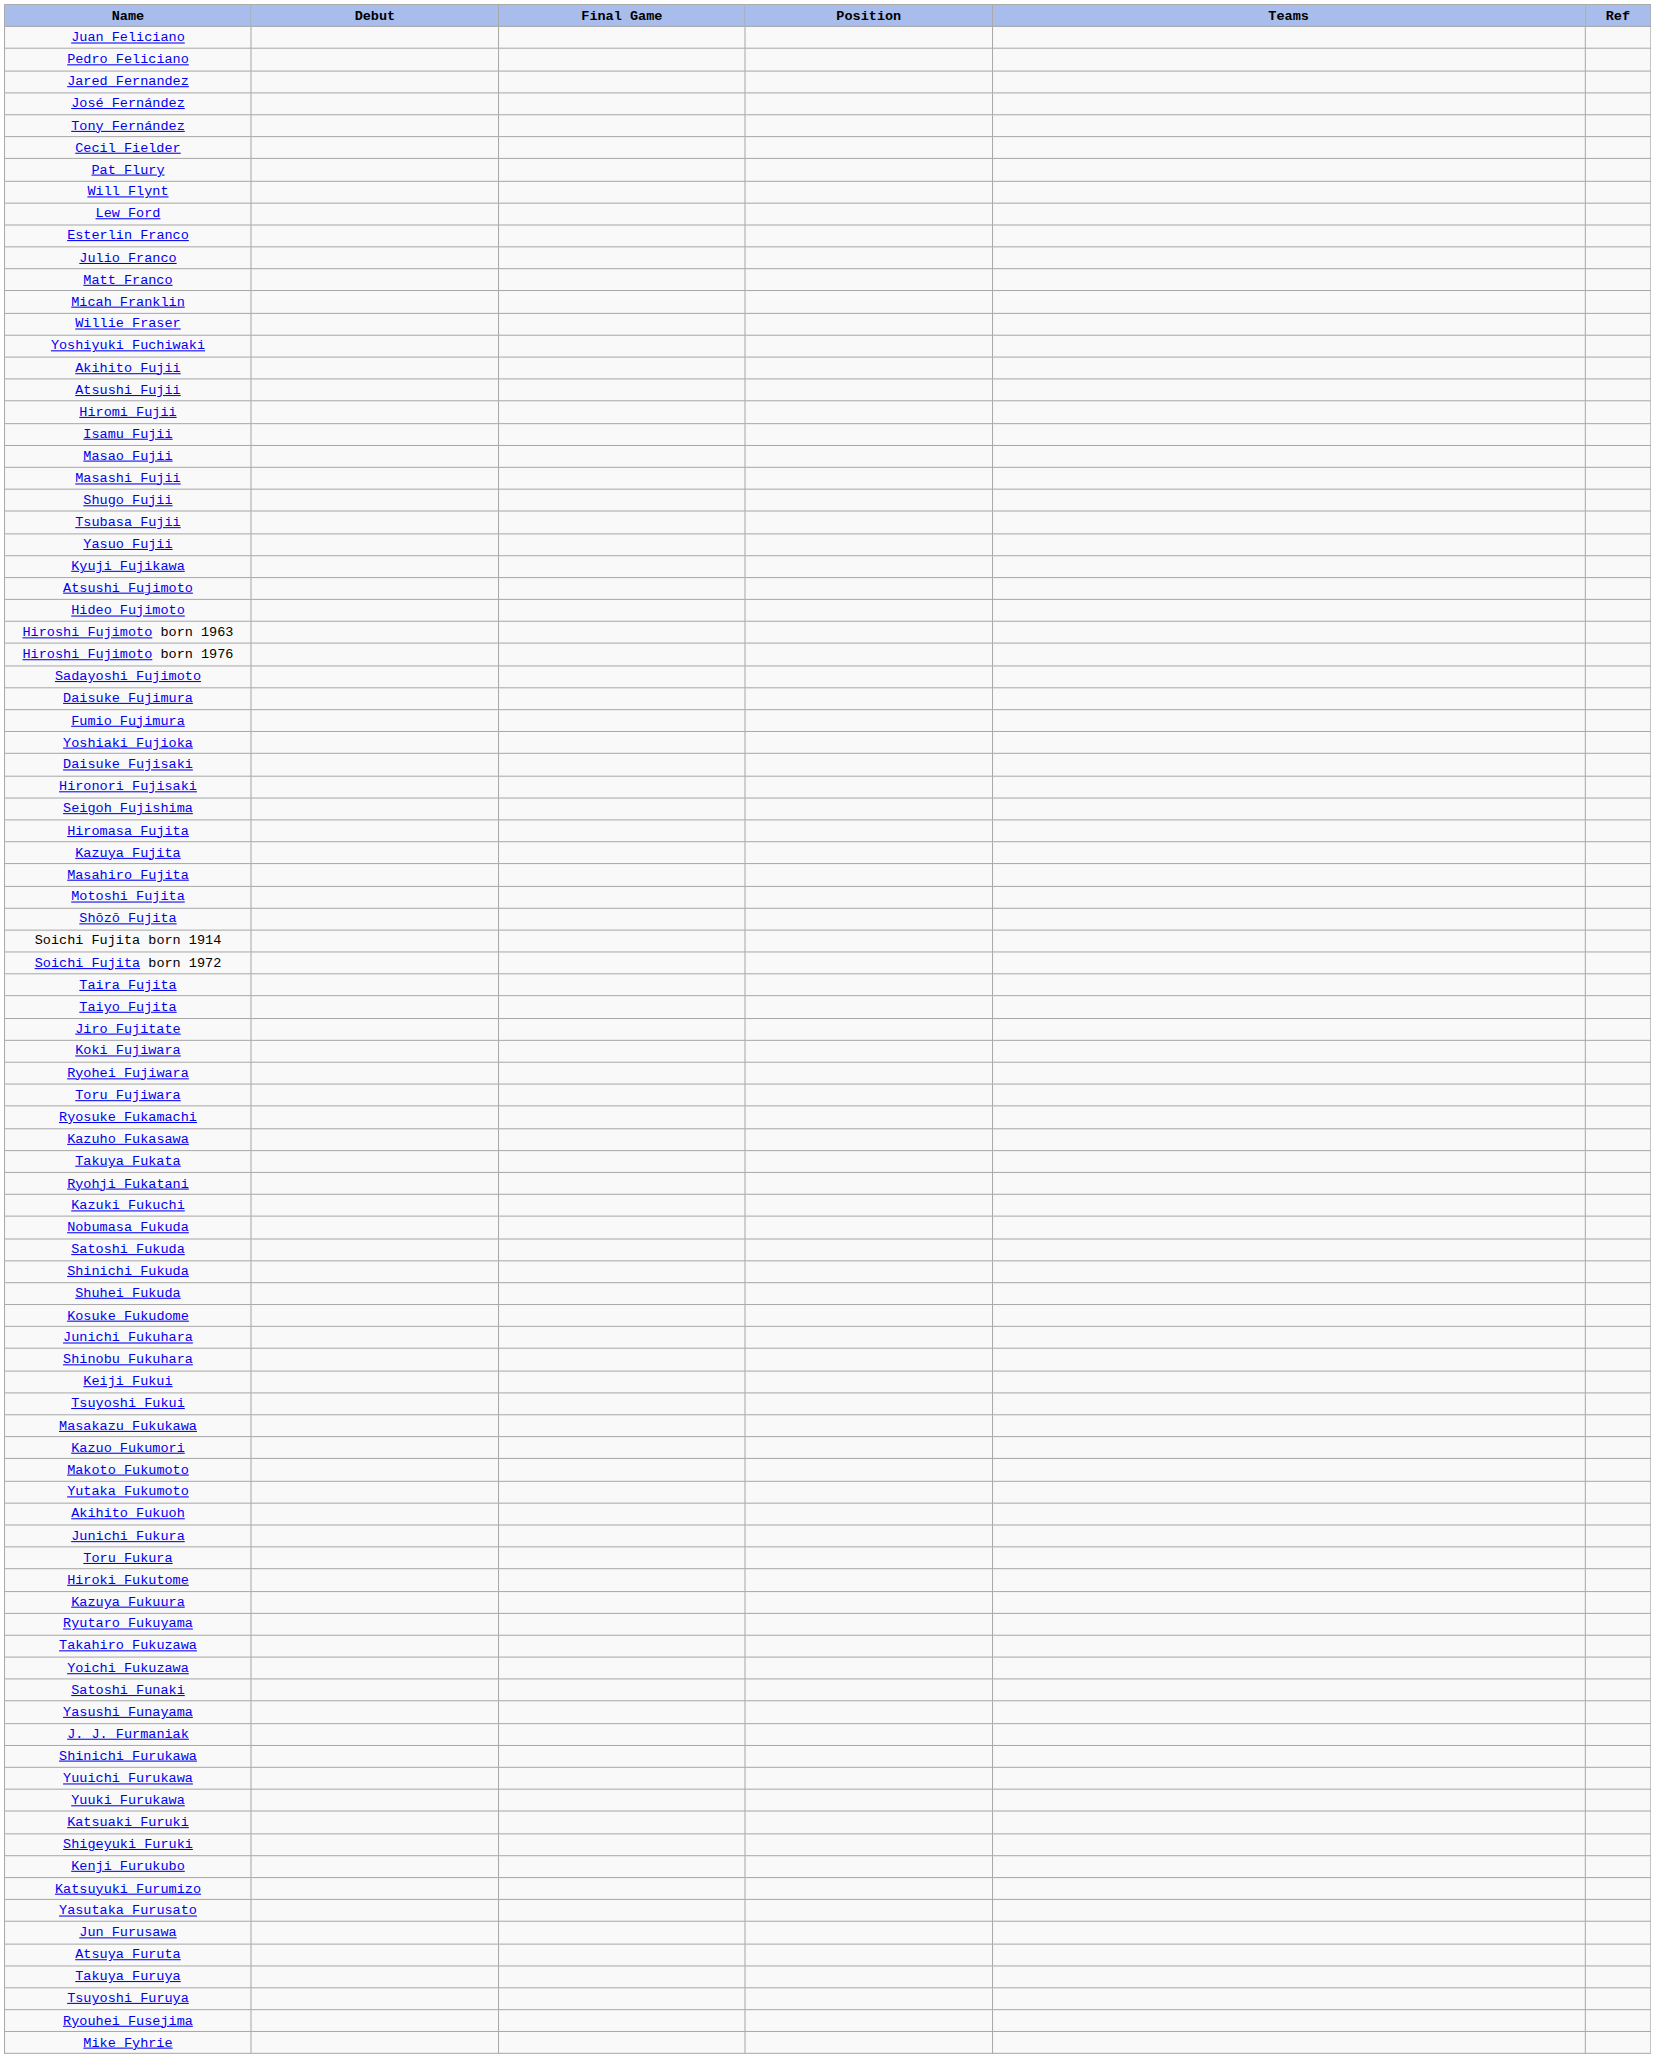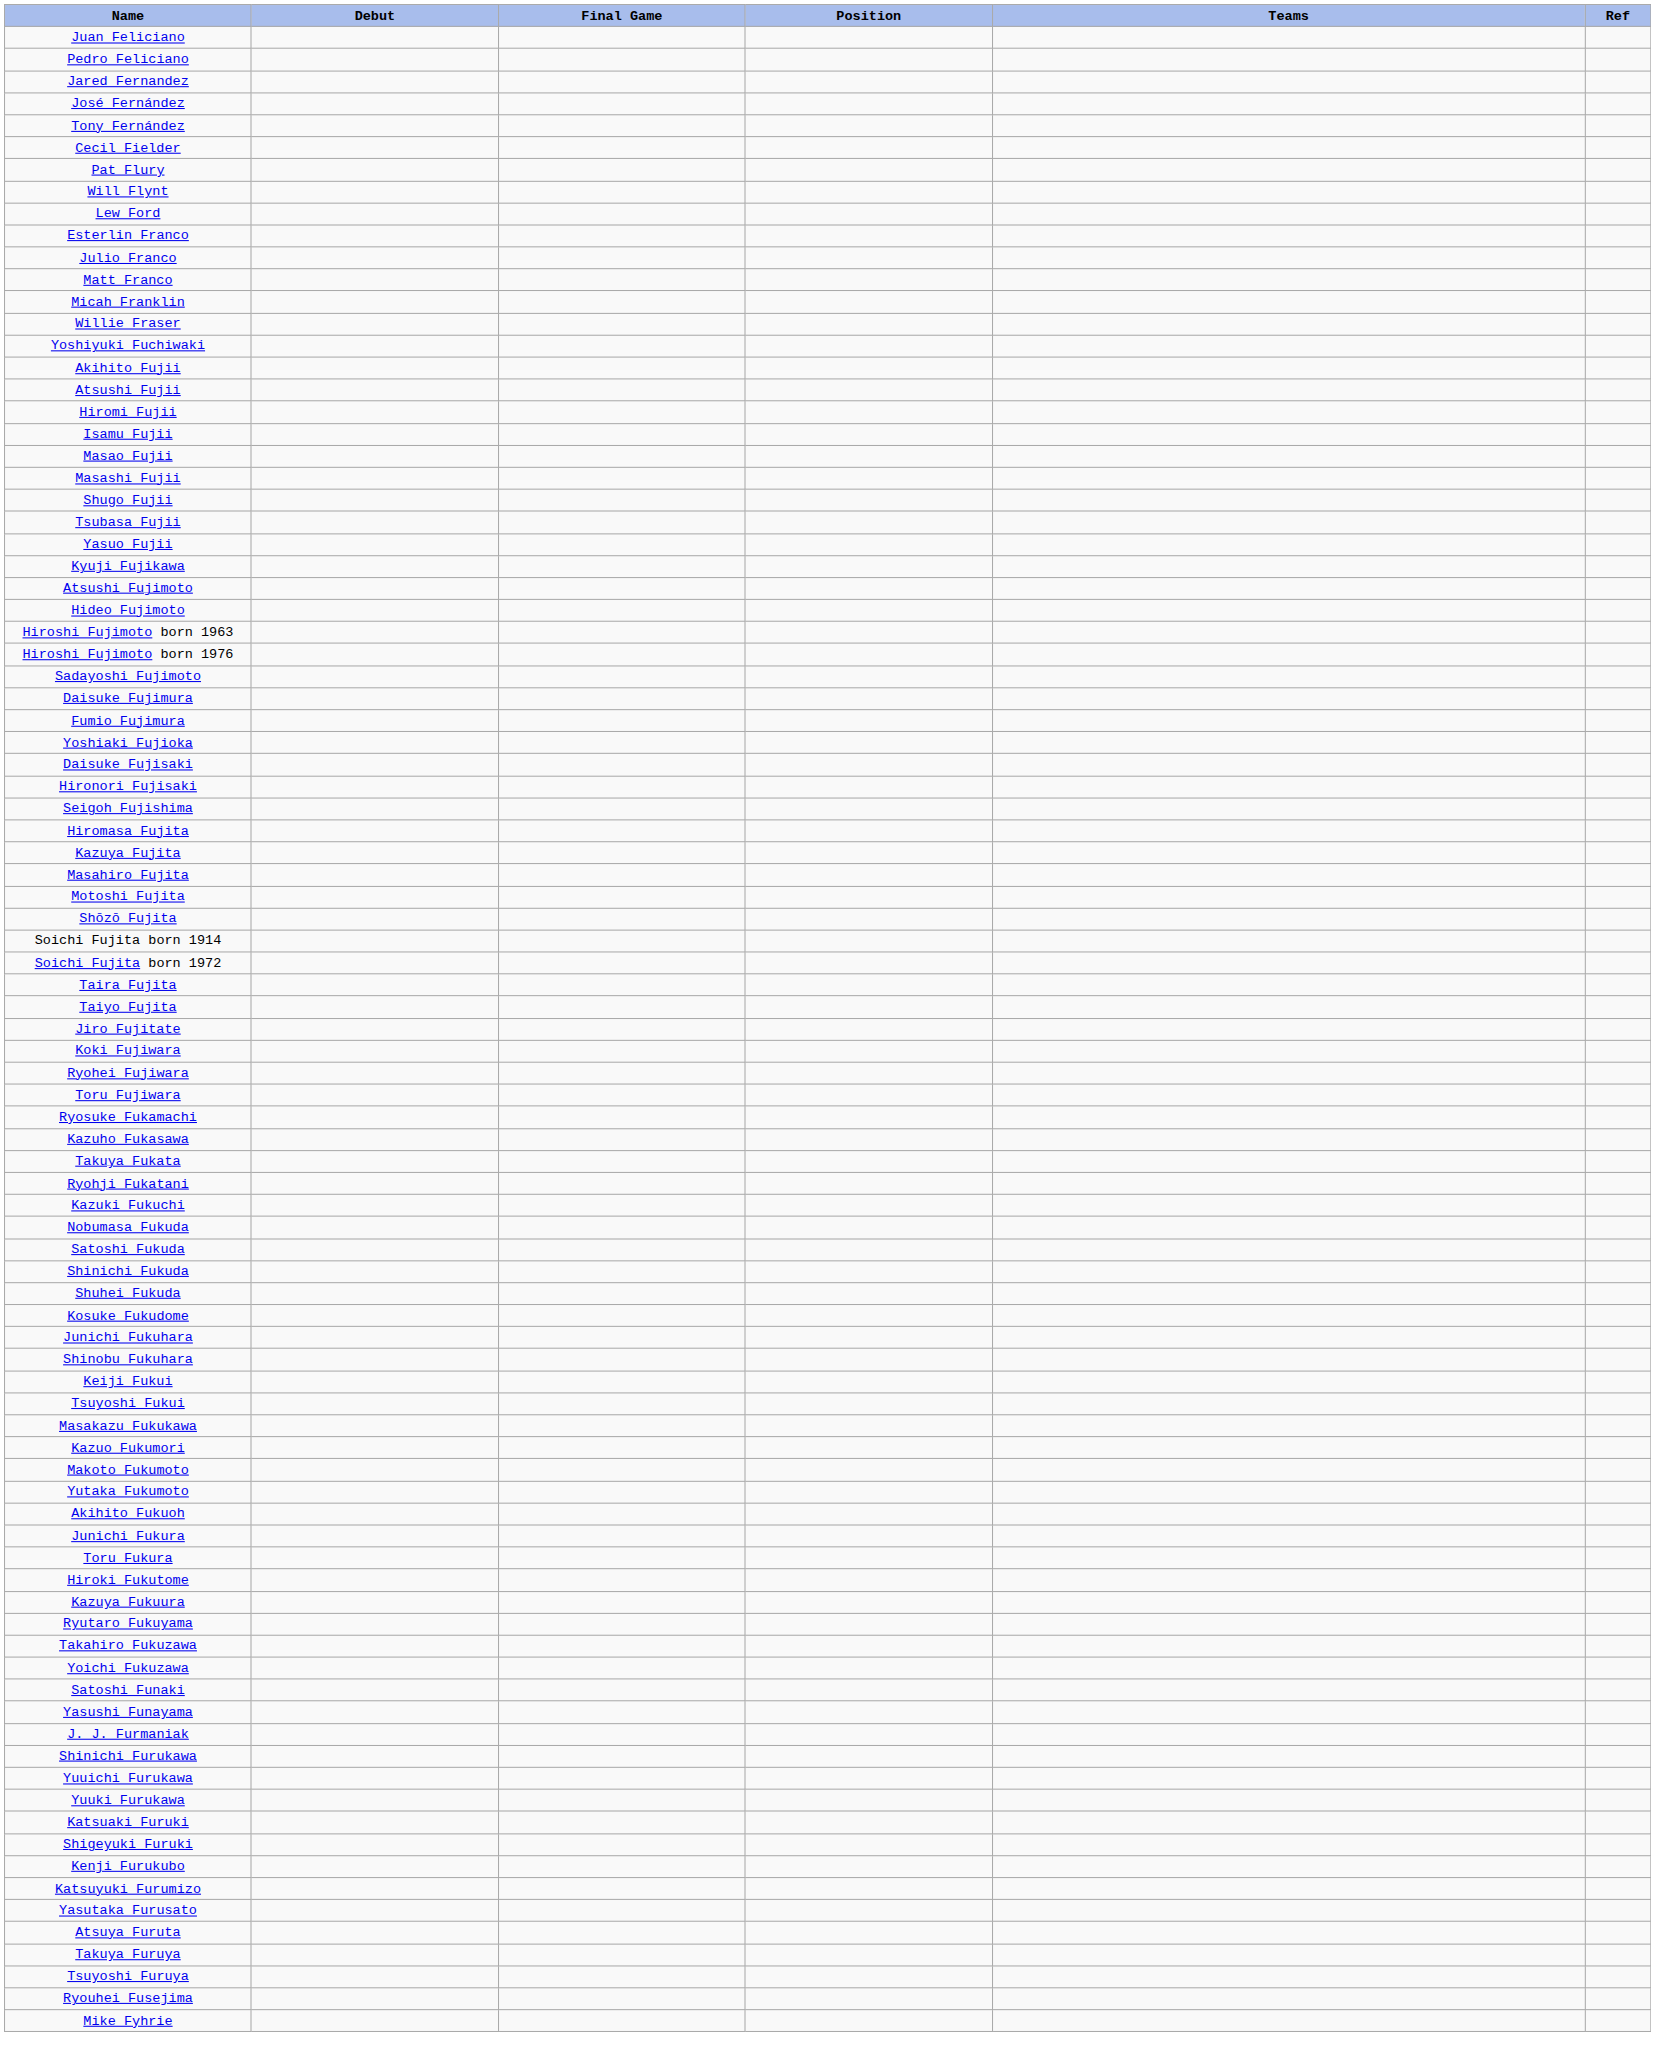- row: (128, 1933)
